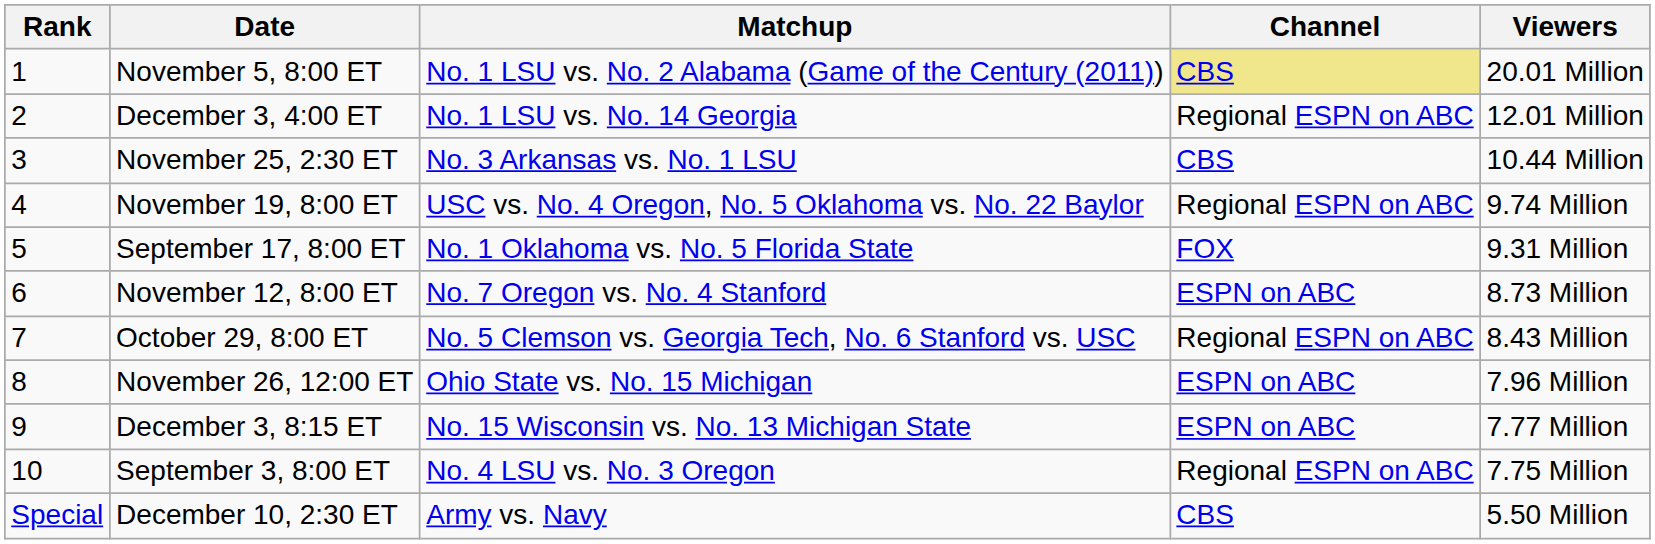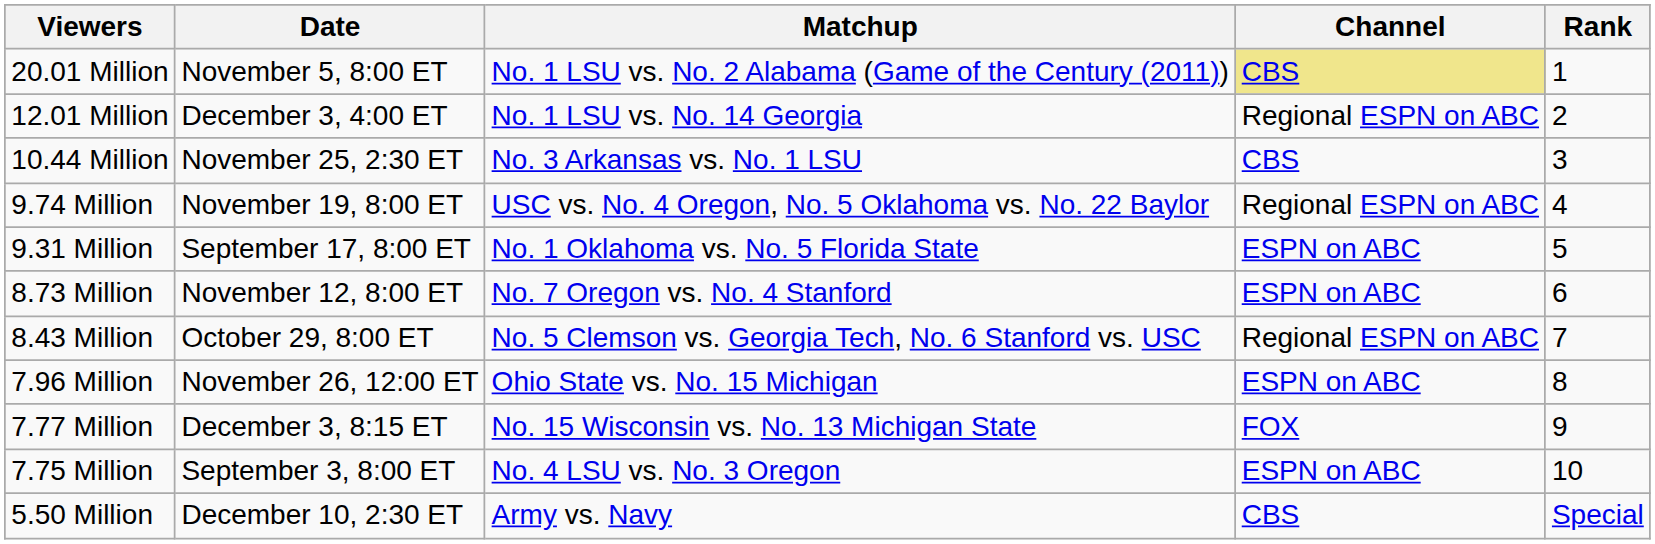columns swapped: (57, 26) <-> (1565, 26)
(1205, 248) FOX -> (1331, 248) ESPN on ABC
(1266, 426) ESPN on ABC -> (1270, 426) FOX
(1325, 470) Regional ESPN on ABC -> (1331, 470) ESPN on ABC
